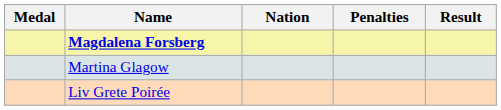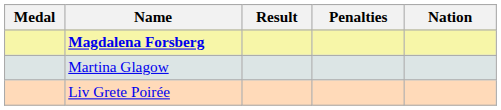columns swapped: (287, 17) <-> (461, 17)
